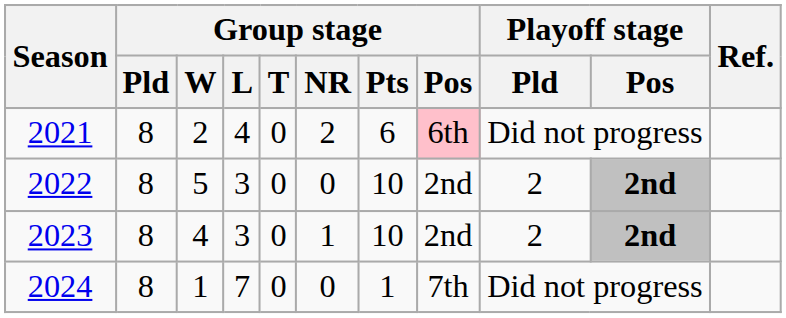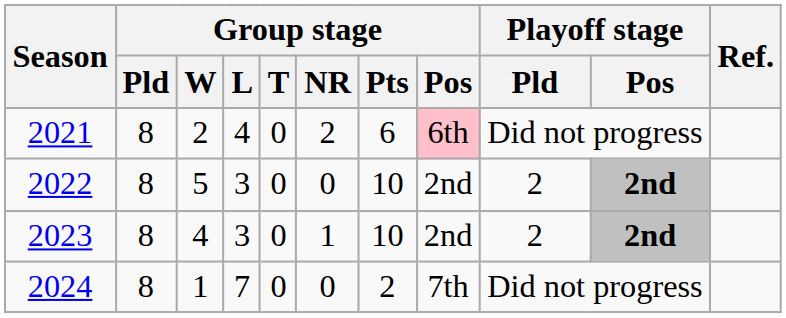(387, 286) 1 -> (387, 286) 2
